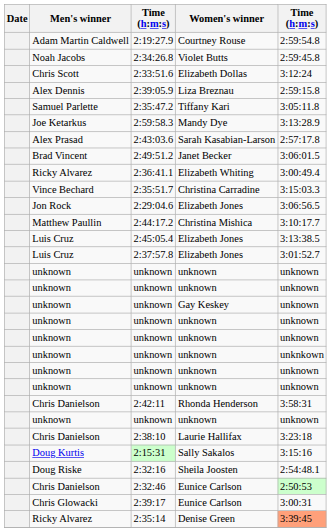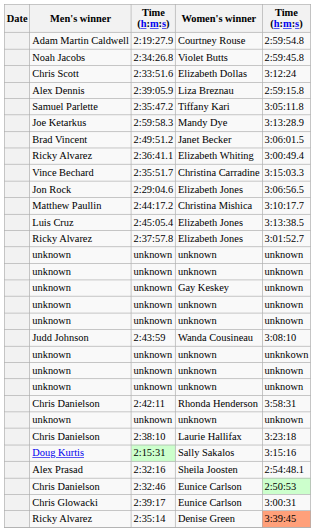- row: (153, 139)
(53, 255) Luis Cruz -> (62, 238) Ricky Alvarez
+ row: (149, 337)
(57, 469) Doug Riske -> (58, 469) Alex Prasad
